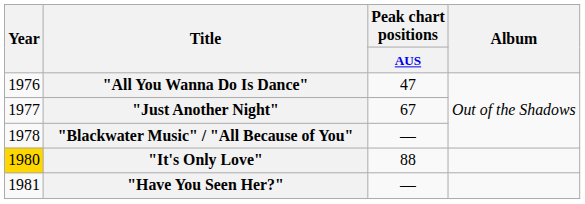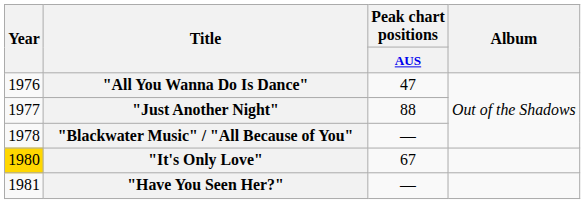(408, 110) 67 -> (408, 110) 88
(408, 160) 88 -> (408, 160) 67
